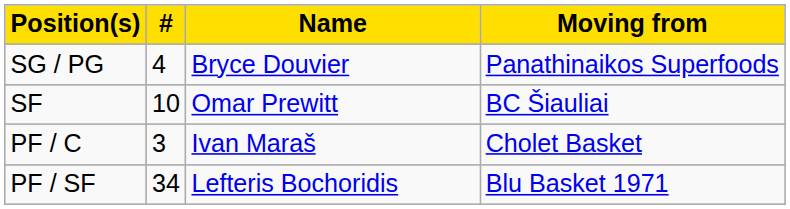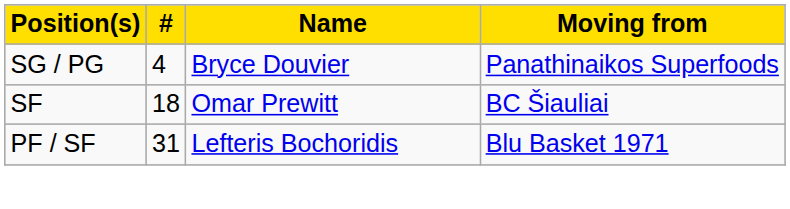(166, 104) 10 -> (166, 104) 18
- row: (46, 143)
(166, 183) 34 -> (166, 143) 31
